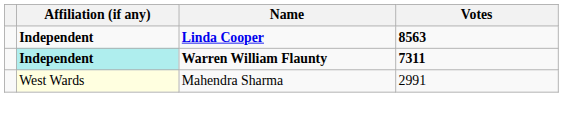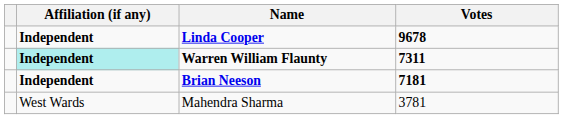(412, 37) 8563 -> (412, 37) 9678
+ row: (221, 80)
(52, 80) lightyellow background -> (52, 102) no background
(412, 80) 2991 -> (412, 102) 3781
